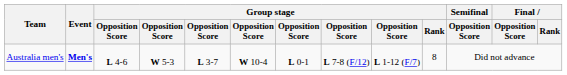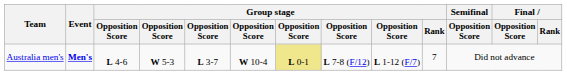(299, 63) no background -> (299, 63) khaki background
(434, 57) 8 -> (434, 57) 7
